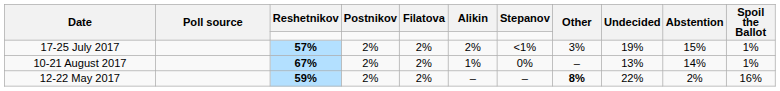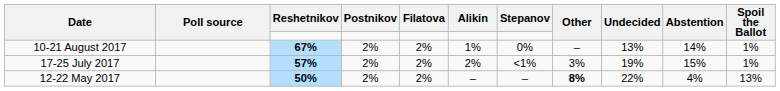rows swapped: (80, 63) <-> (80, 48)
(306, 78) 59% -> (306, 78) 50%
(695, 78) 2% -> (695, 78) 4%
(751, 78) 16% -> (751, 78) 13%
